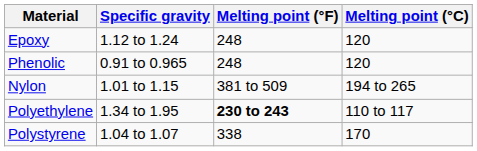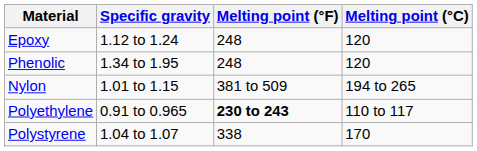(143, 63) 0.91 to 0.965 -> (139, 63) 1.34 to 1.95
(139, 110) 1.34 to 1.95 -> (143, 110) 0.91 to 0.965
